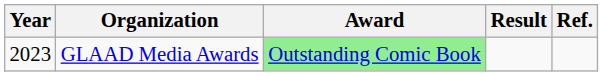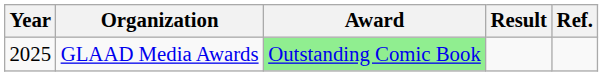(30, 53) 2023 -> (30, 53) 2025
